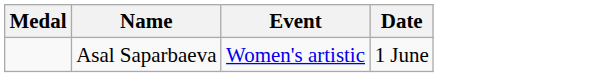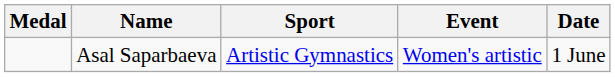+ column: (310, 21)
